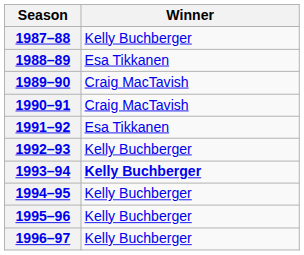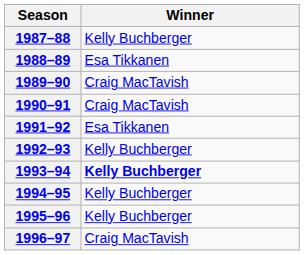(138, 238) Kelly Buchberger -> (137, 238) Craig MacTavish
